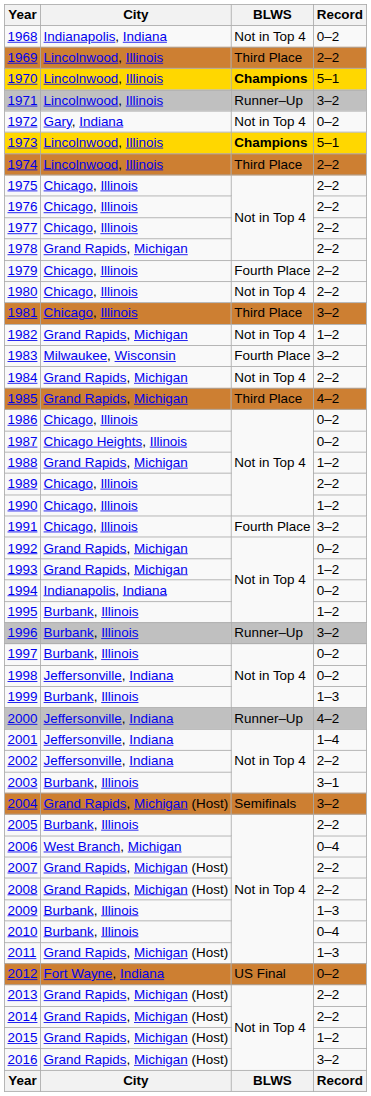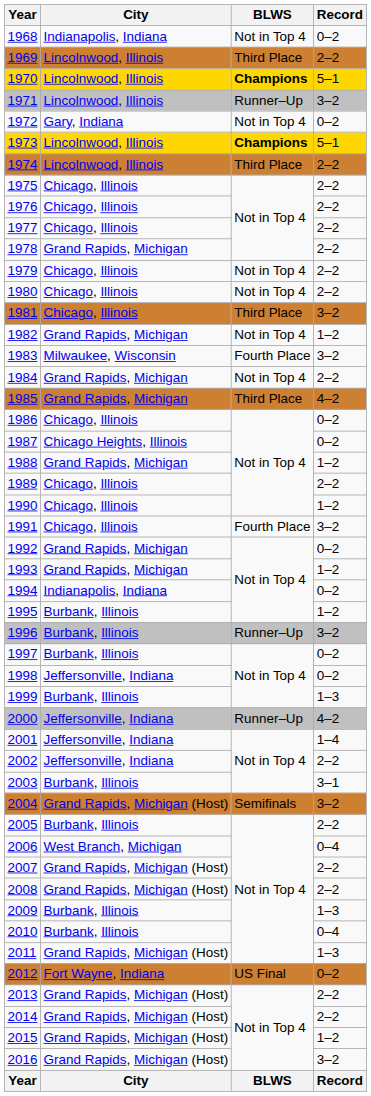(272, 270) Fourth Place -> (270, 270) Not in Top 4
